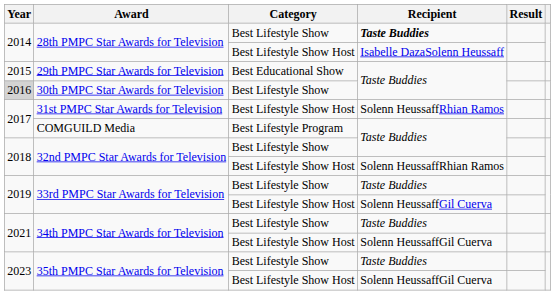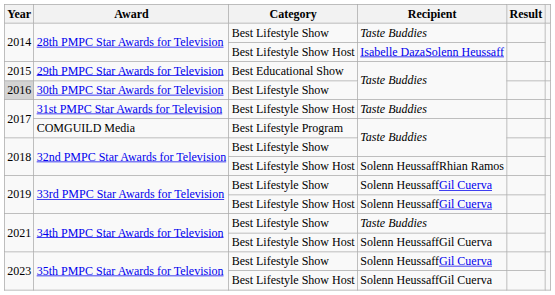(395, 33) bold -> (394, 33) normal
(432, 109) Solenn HeussaffRhian Ramos -> (394, 109) Taste Buddies
(394, 185) Taste Buddies -> (426, 185) Solenn HeussaffGil Cuerva
(394, 261) Taste Buddies -> (426, 261) Solenn HeussaffGil Cuerva
